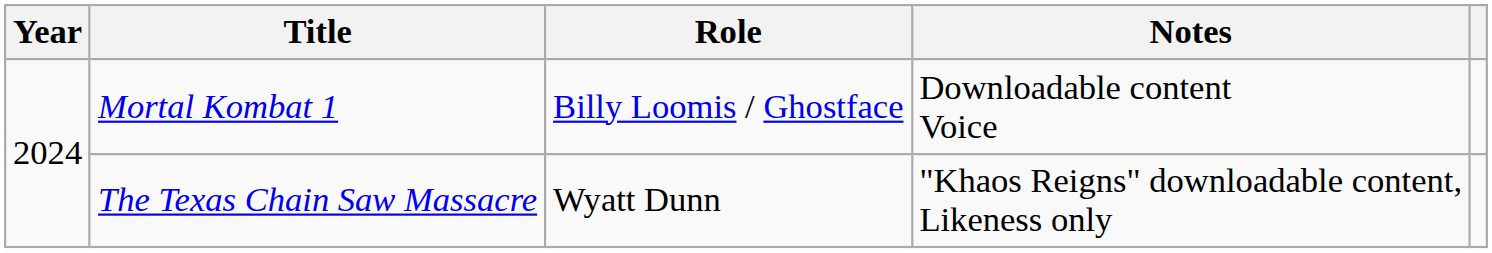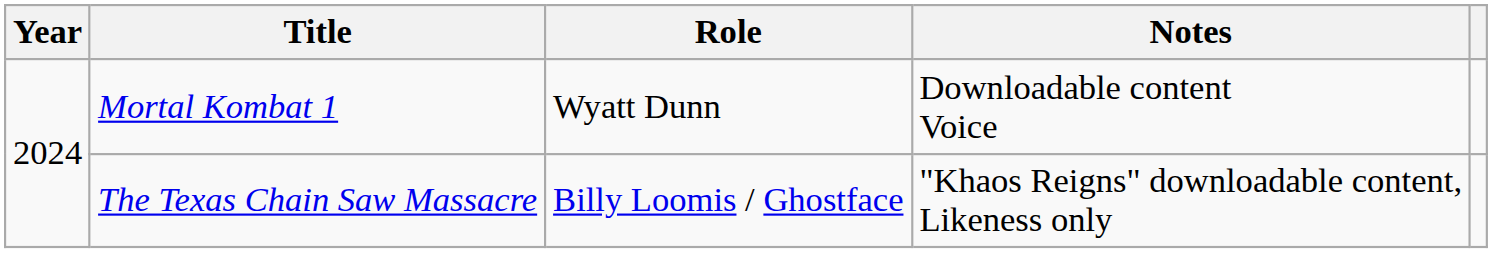(728, 106) Billy Loomis / Ghostface -> (637, 106) Wyatt Dunn
(637, 199) Wyatt Dunn -> (728, 199) Billy Loomis / Ghostface
